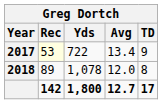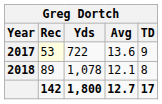(121, 52) 13.4 -> (121, 52) 13.6
(121, 70) 12.0 -> (121, 70) 12.1
